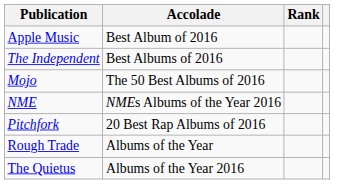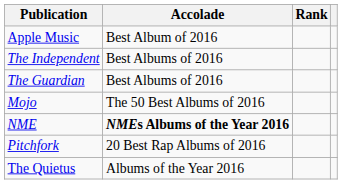+ row: (46, 80)
(194, 102) normal -> (198, 124) bold
- row: (43, 146)
